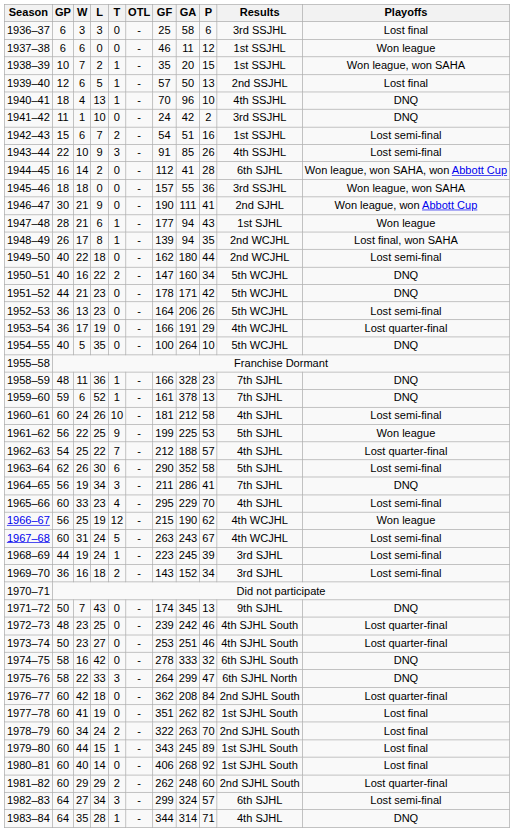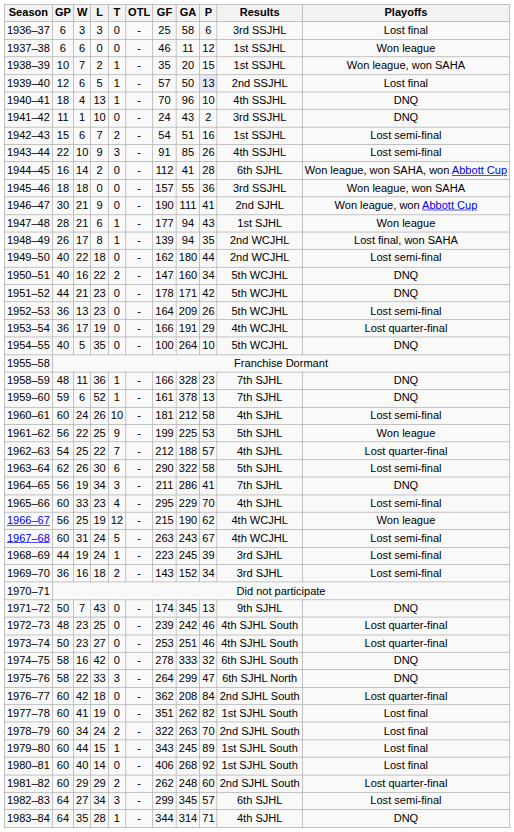(208, 83) no background -> (208, 83) lavender background
(188, 118) 42 -> (188, 118) 43
(188, 310) 206 -> (188, 310) 209
(188, 468) 352 -> (188, 468) 322
(188, 801) 324 -> (188, 801) 345
